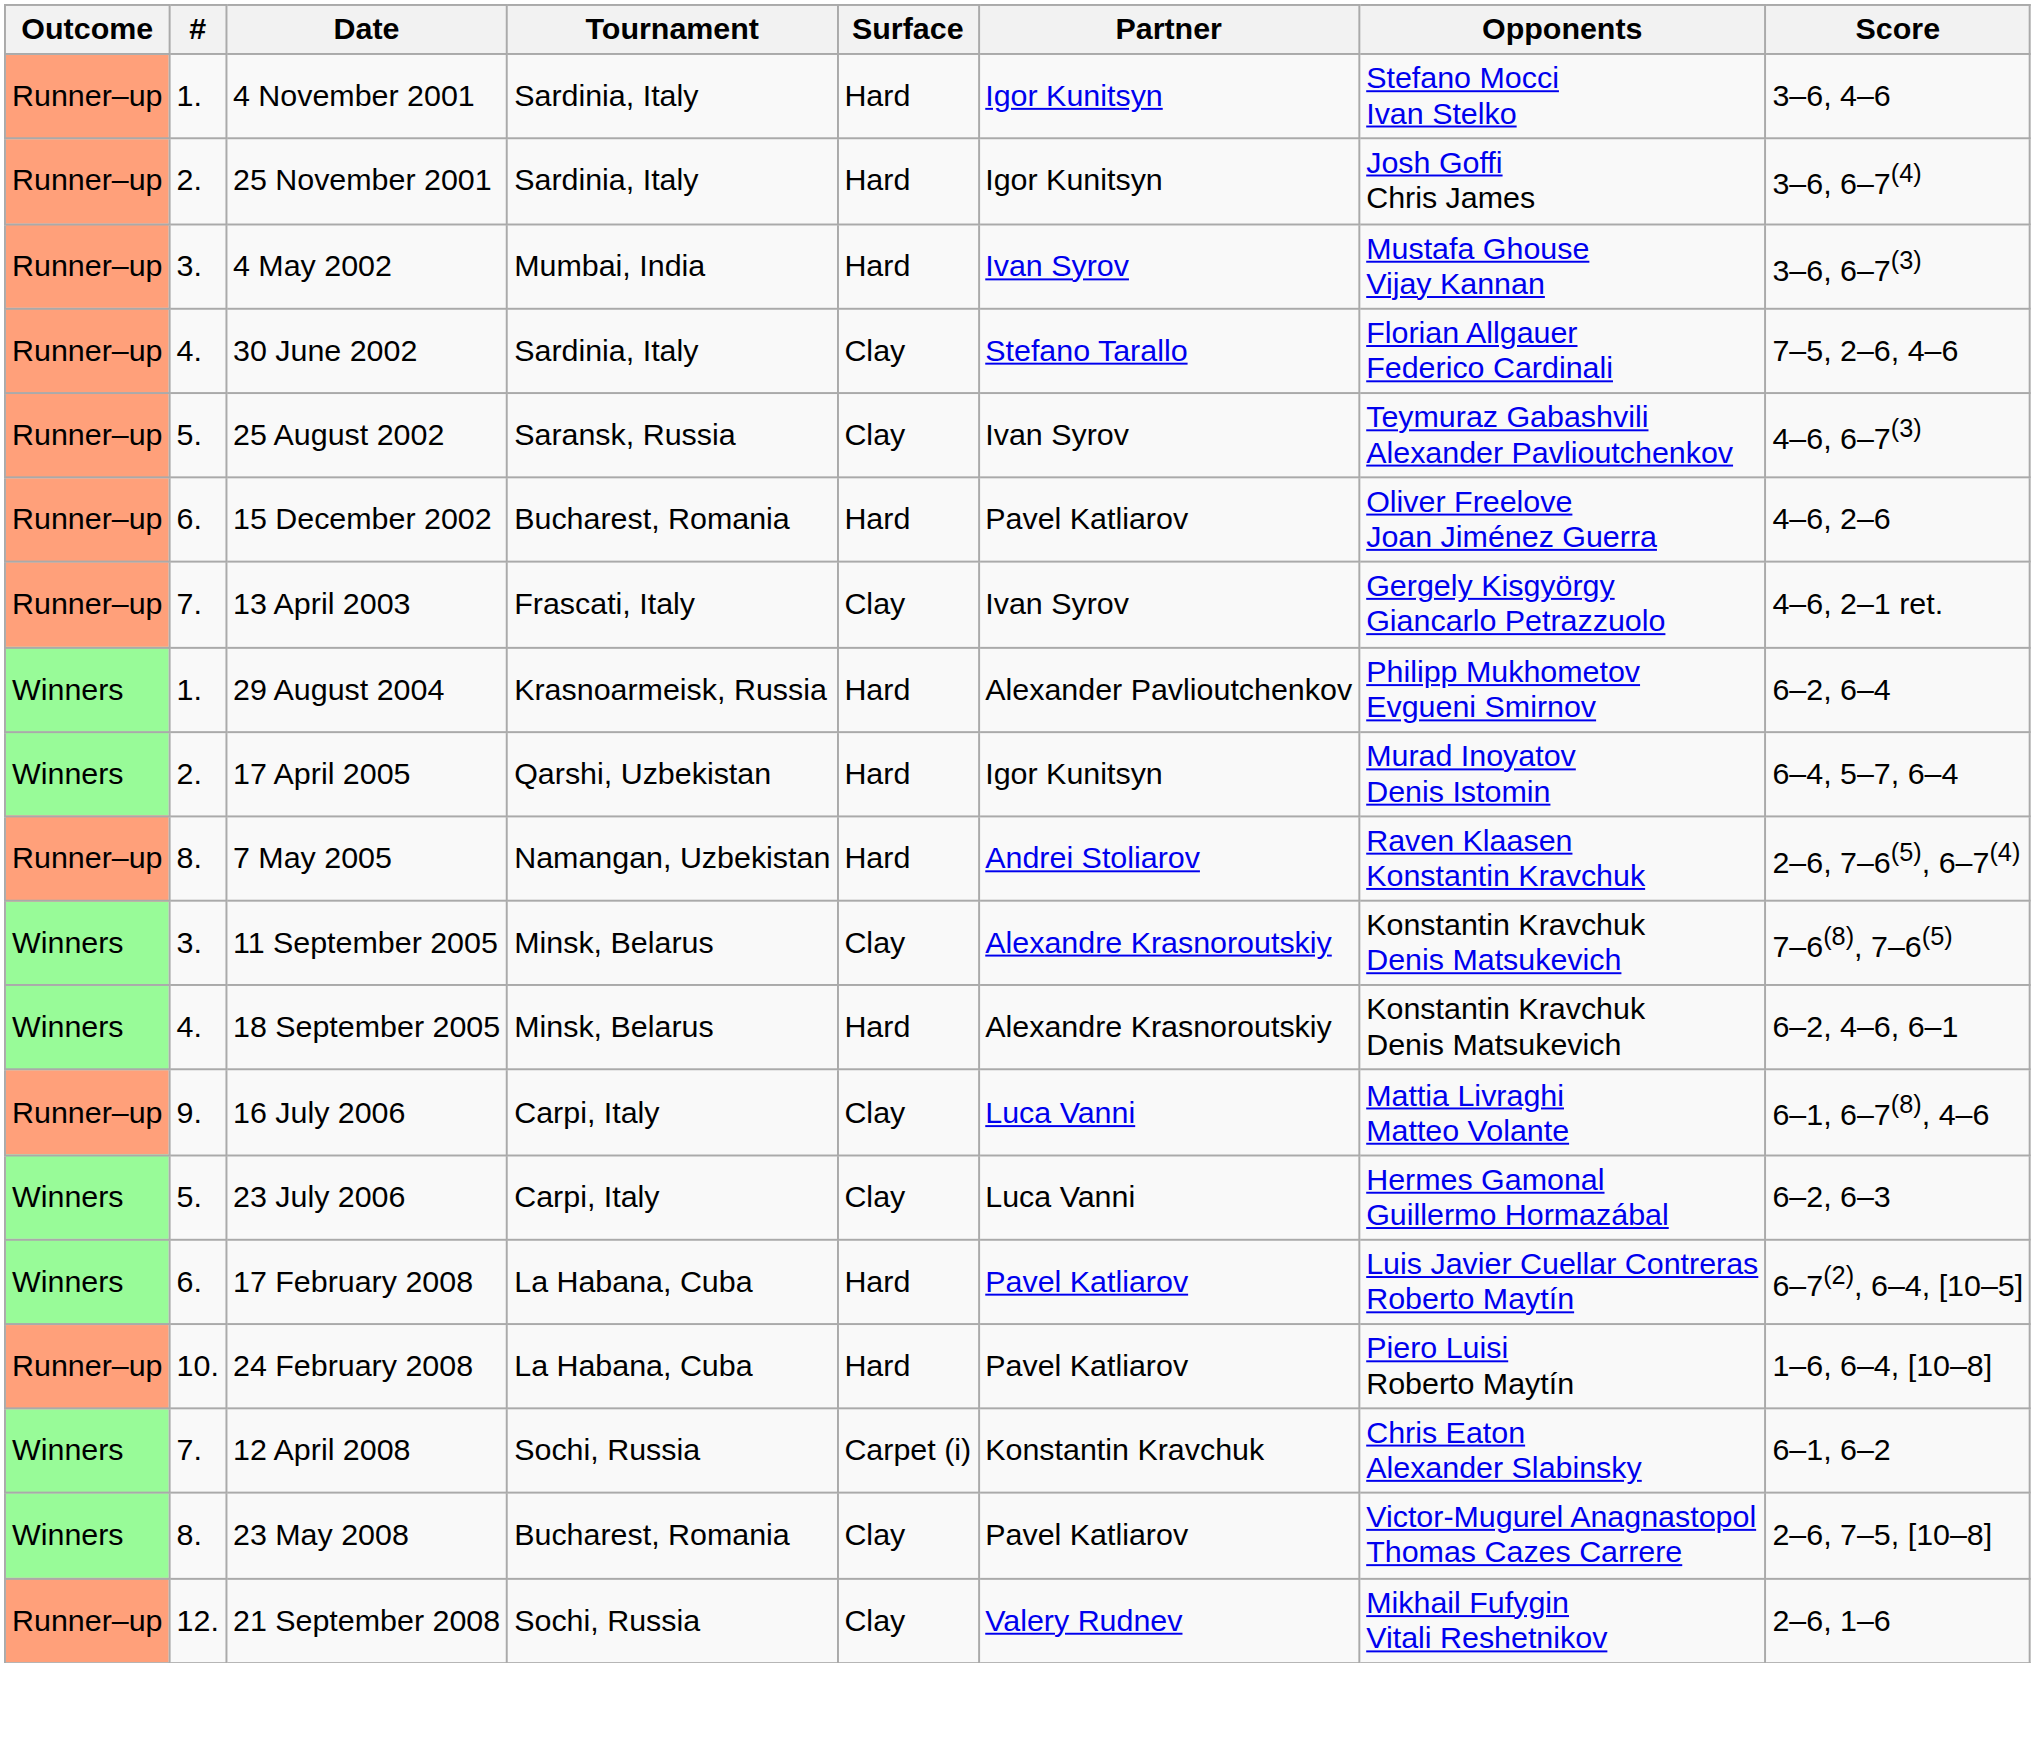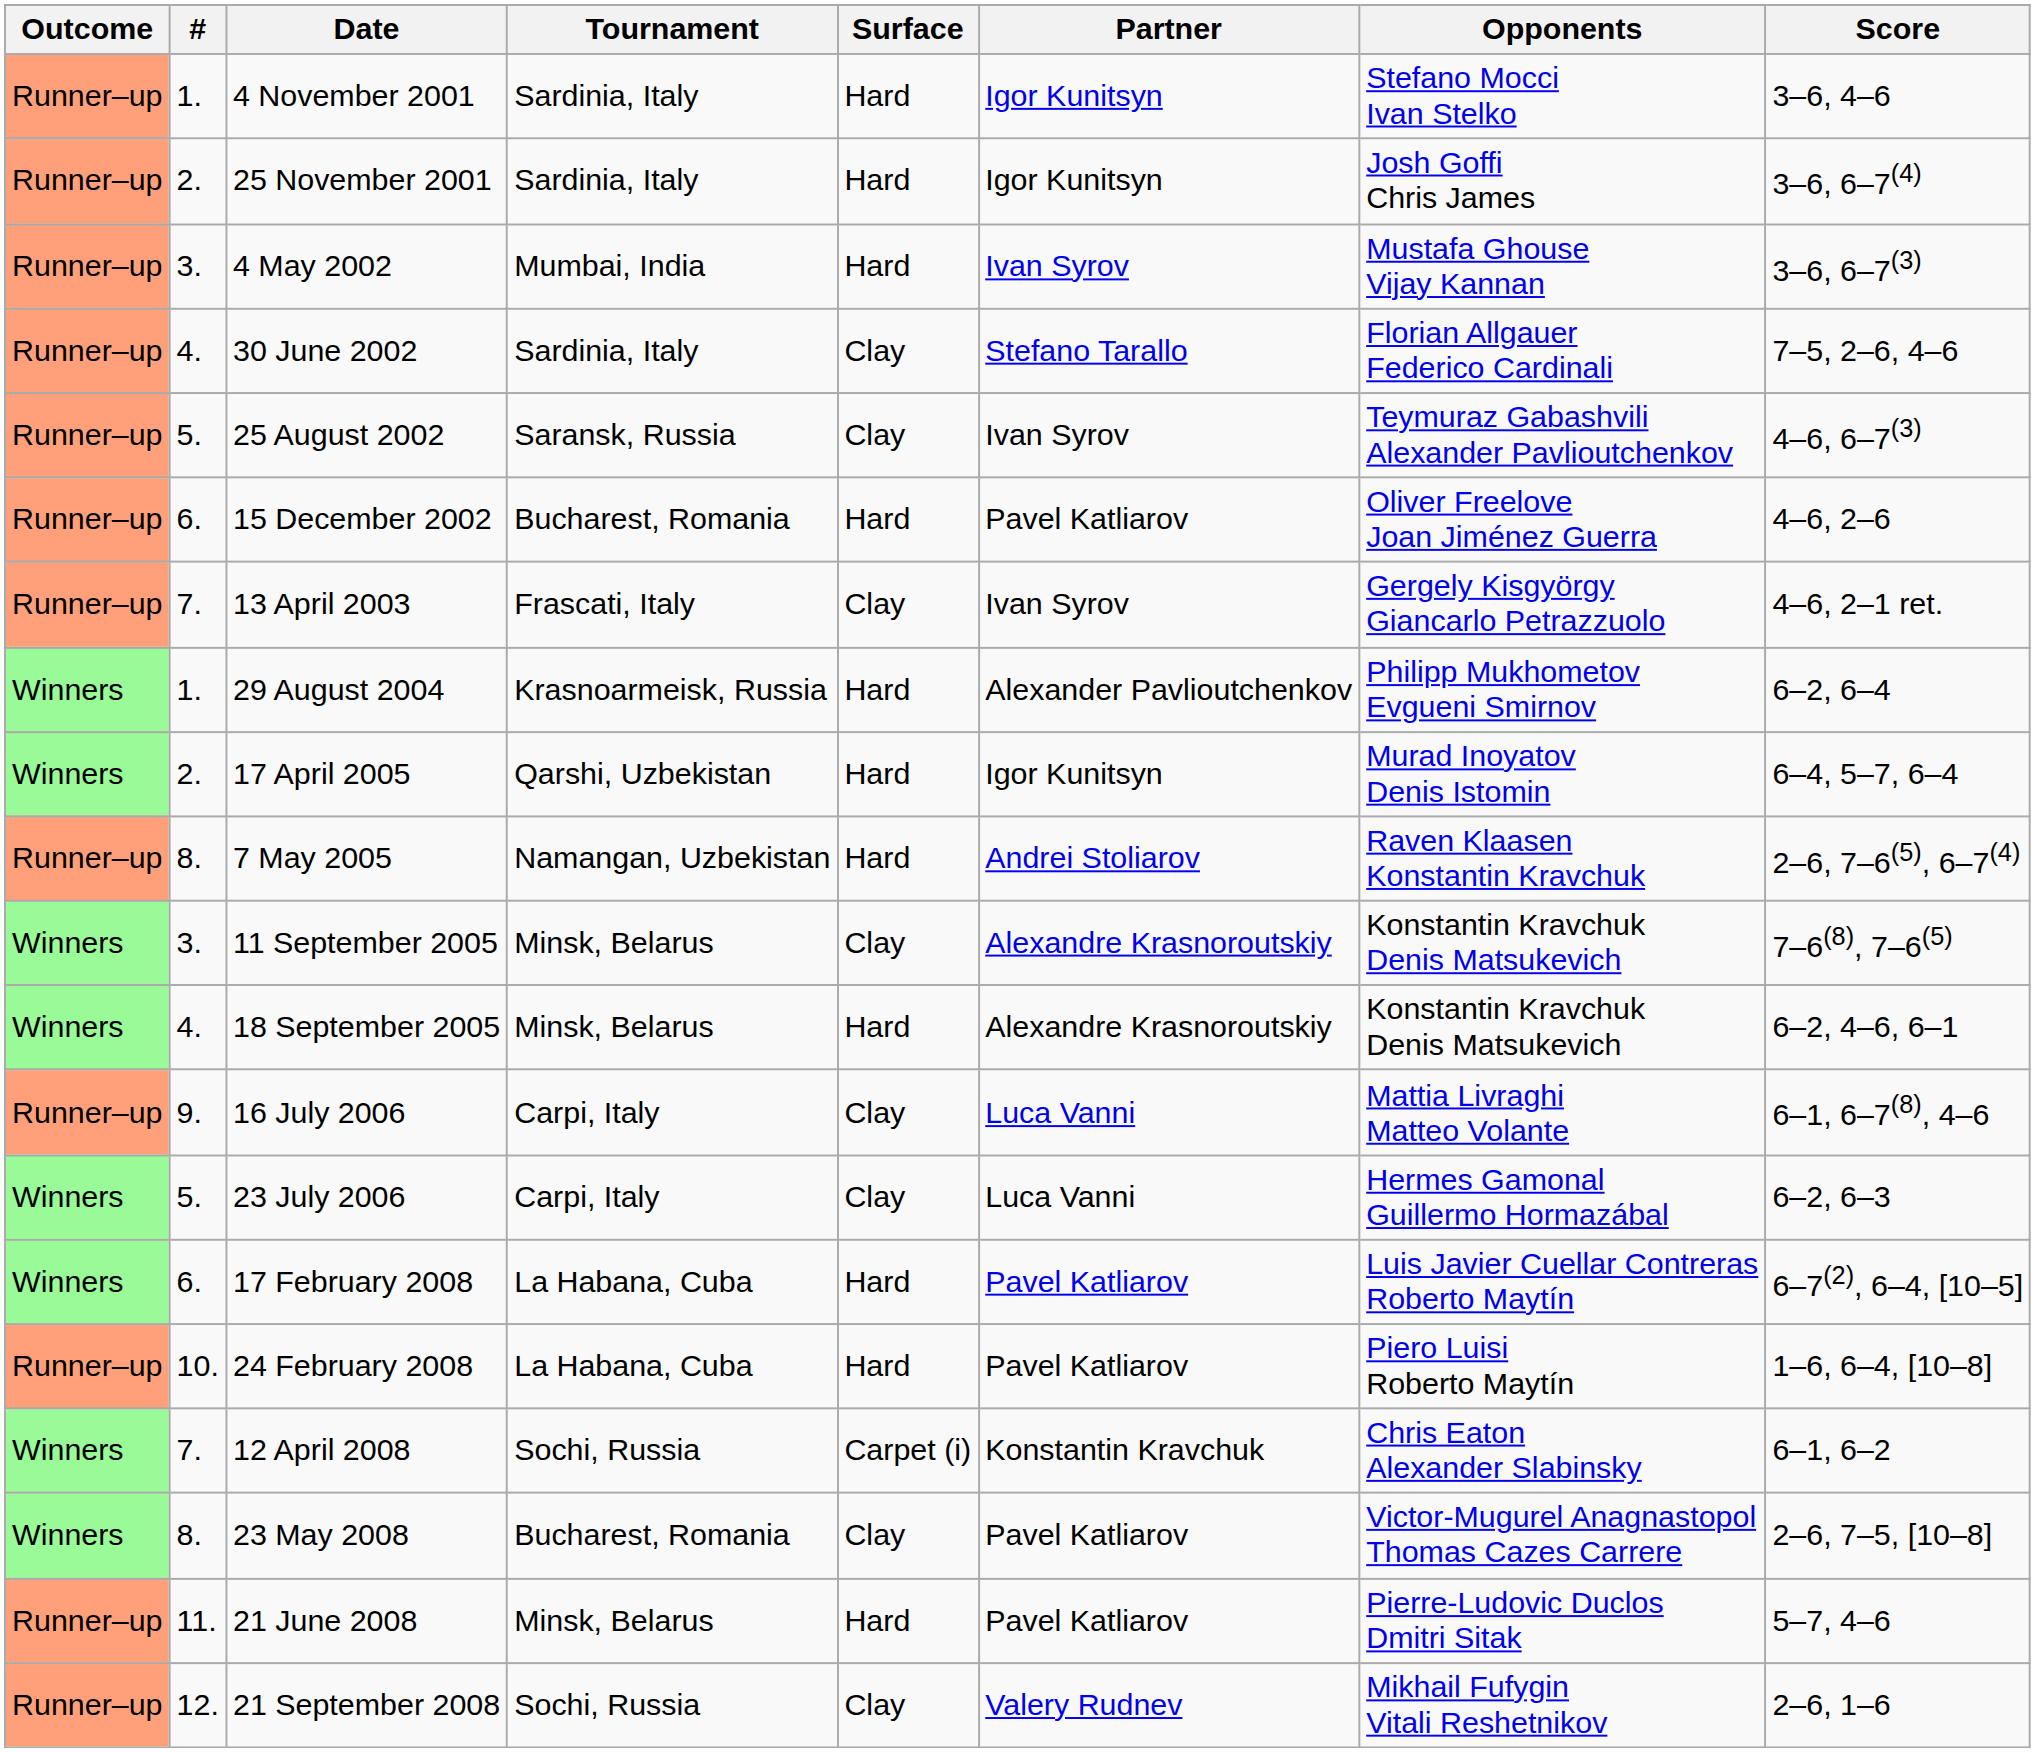+ row: (325, 1619)
